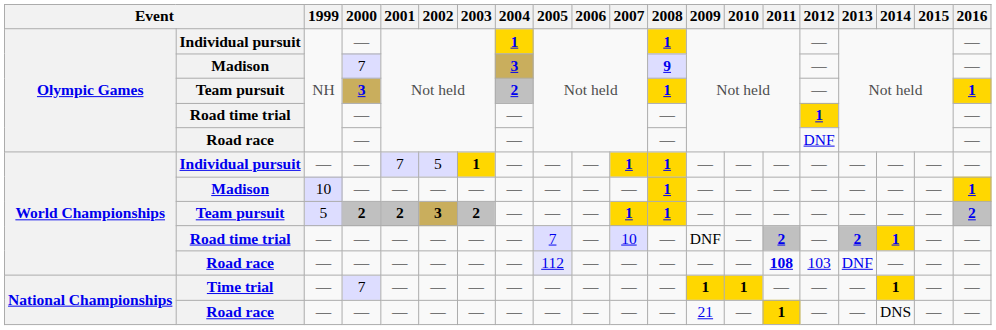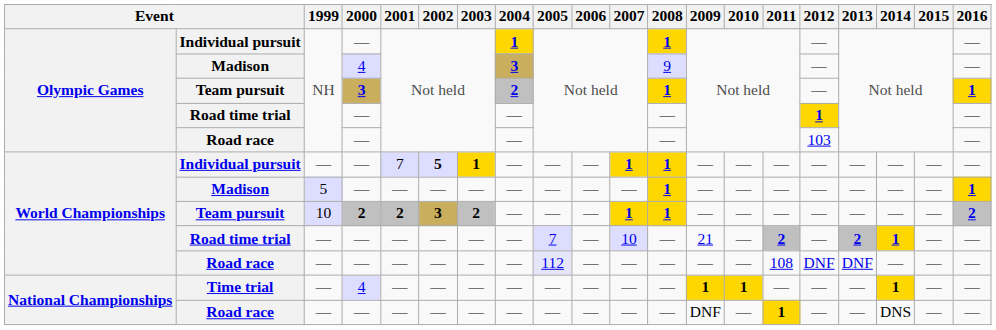(362, 66) 7 -> (362, 66) 4
(667, 66) bold -> (667, 66) normal
(819, 139) DNF -> (819, 139) 103
(438, 164) normal -> (438, 164) bold
(323, 189) 10 -> (323, 189) 5
(323, 213) 5 -> (323, 213) 10
(705, 238) DNF -> (705, 238) 21
(781, 262) bold -> (781, 262) normal
(819, 262) 103 -> (819, 262) DNF
(362, 287) 7 -> (362, 287) 4
(705, 312) 21 -> (705, 312) DNF
